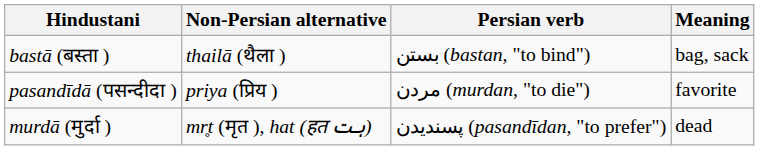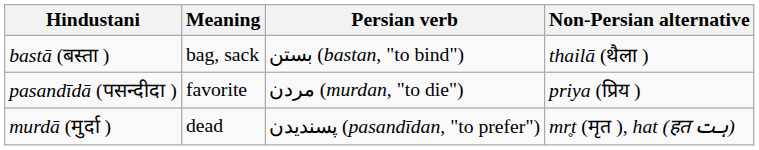columns swapped: (712, 20) <-> (286, 20)
